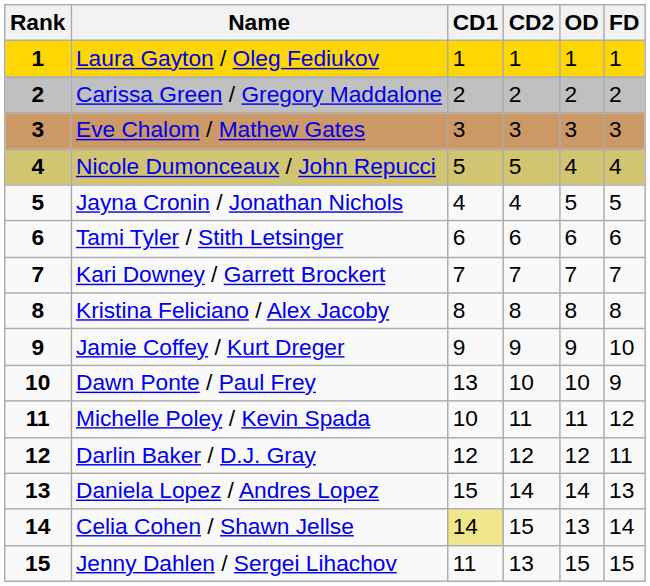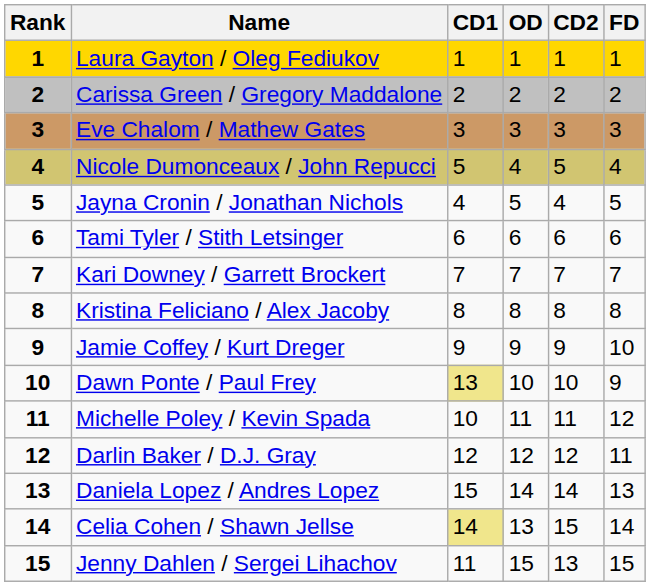columns swapped: (531, 22) <-> (582, 22)
(465, 382) no background -> (465, 382) khaki background
